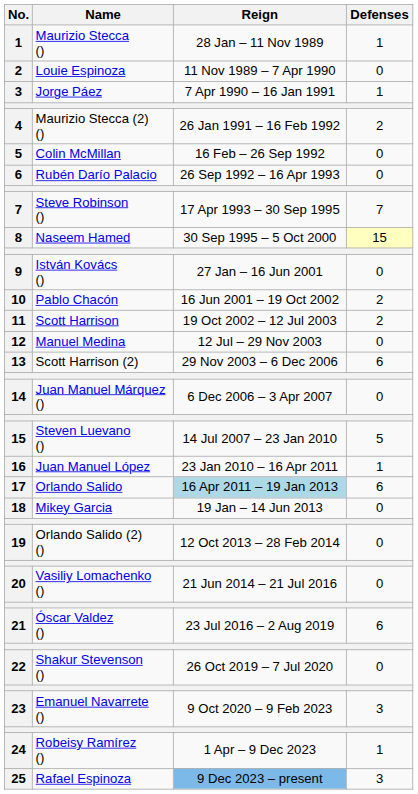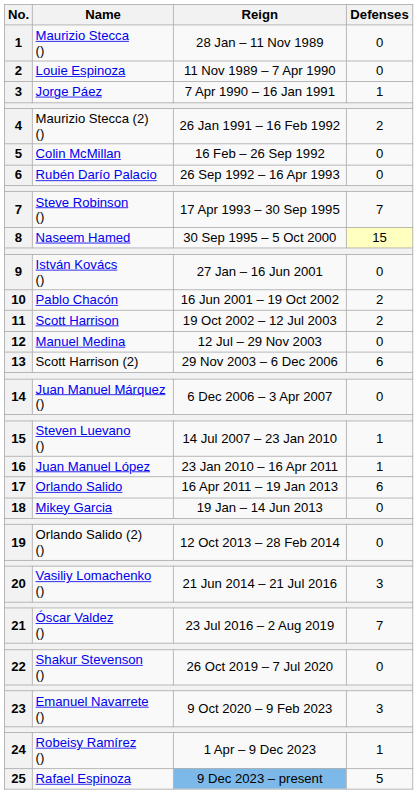(380, 43) 1 -> (380, 43) 0
(380, 438) 5 -> (380, 438) 1
(260, 487) lightblue background -> (260, 487) no background
(380, 584) 0 -> (380, 584) 3
(380, 625) 6 -> (380, 625) 7
(380, 778) 3 -> (380, 778) 5
